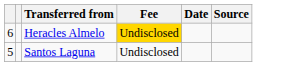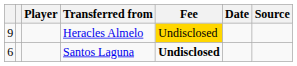+ column: (41, 14)
(10, 33) 6 -> (10, 33) 9
(10, 52) 5 -> (10, 52) 6
(149, 52) normal -> (189, 52) bold
